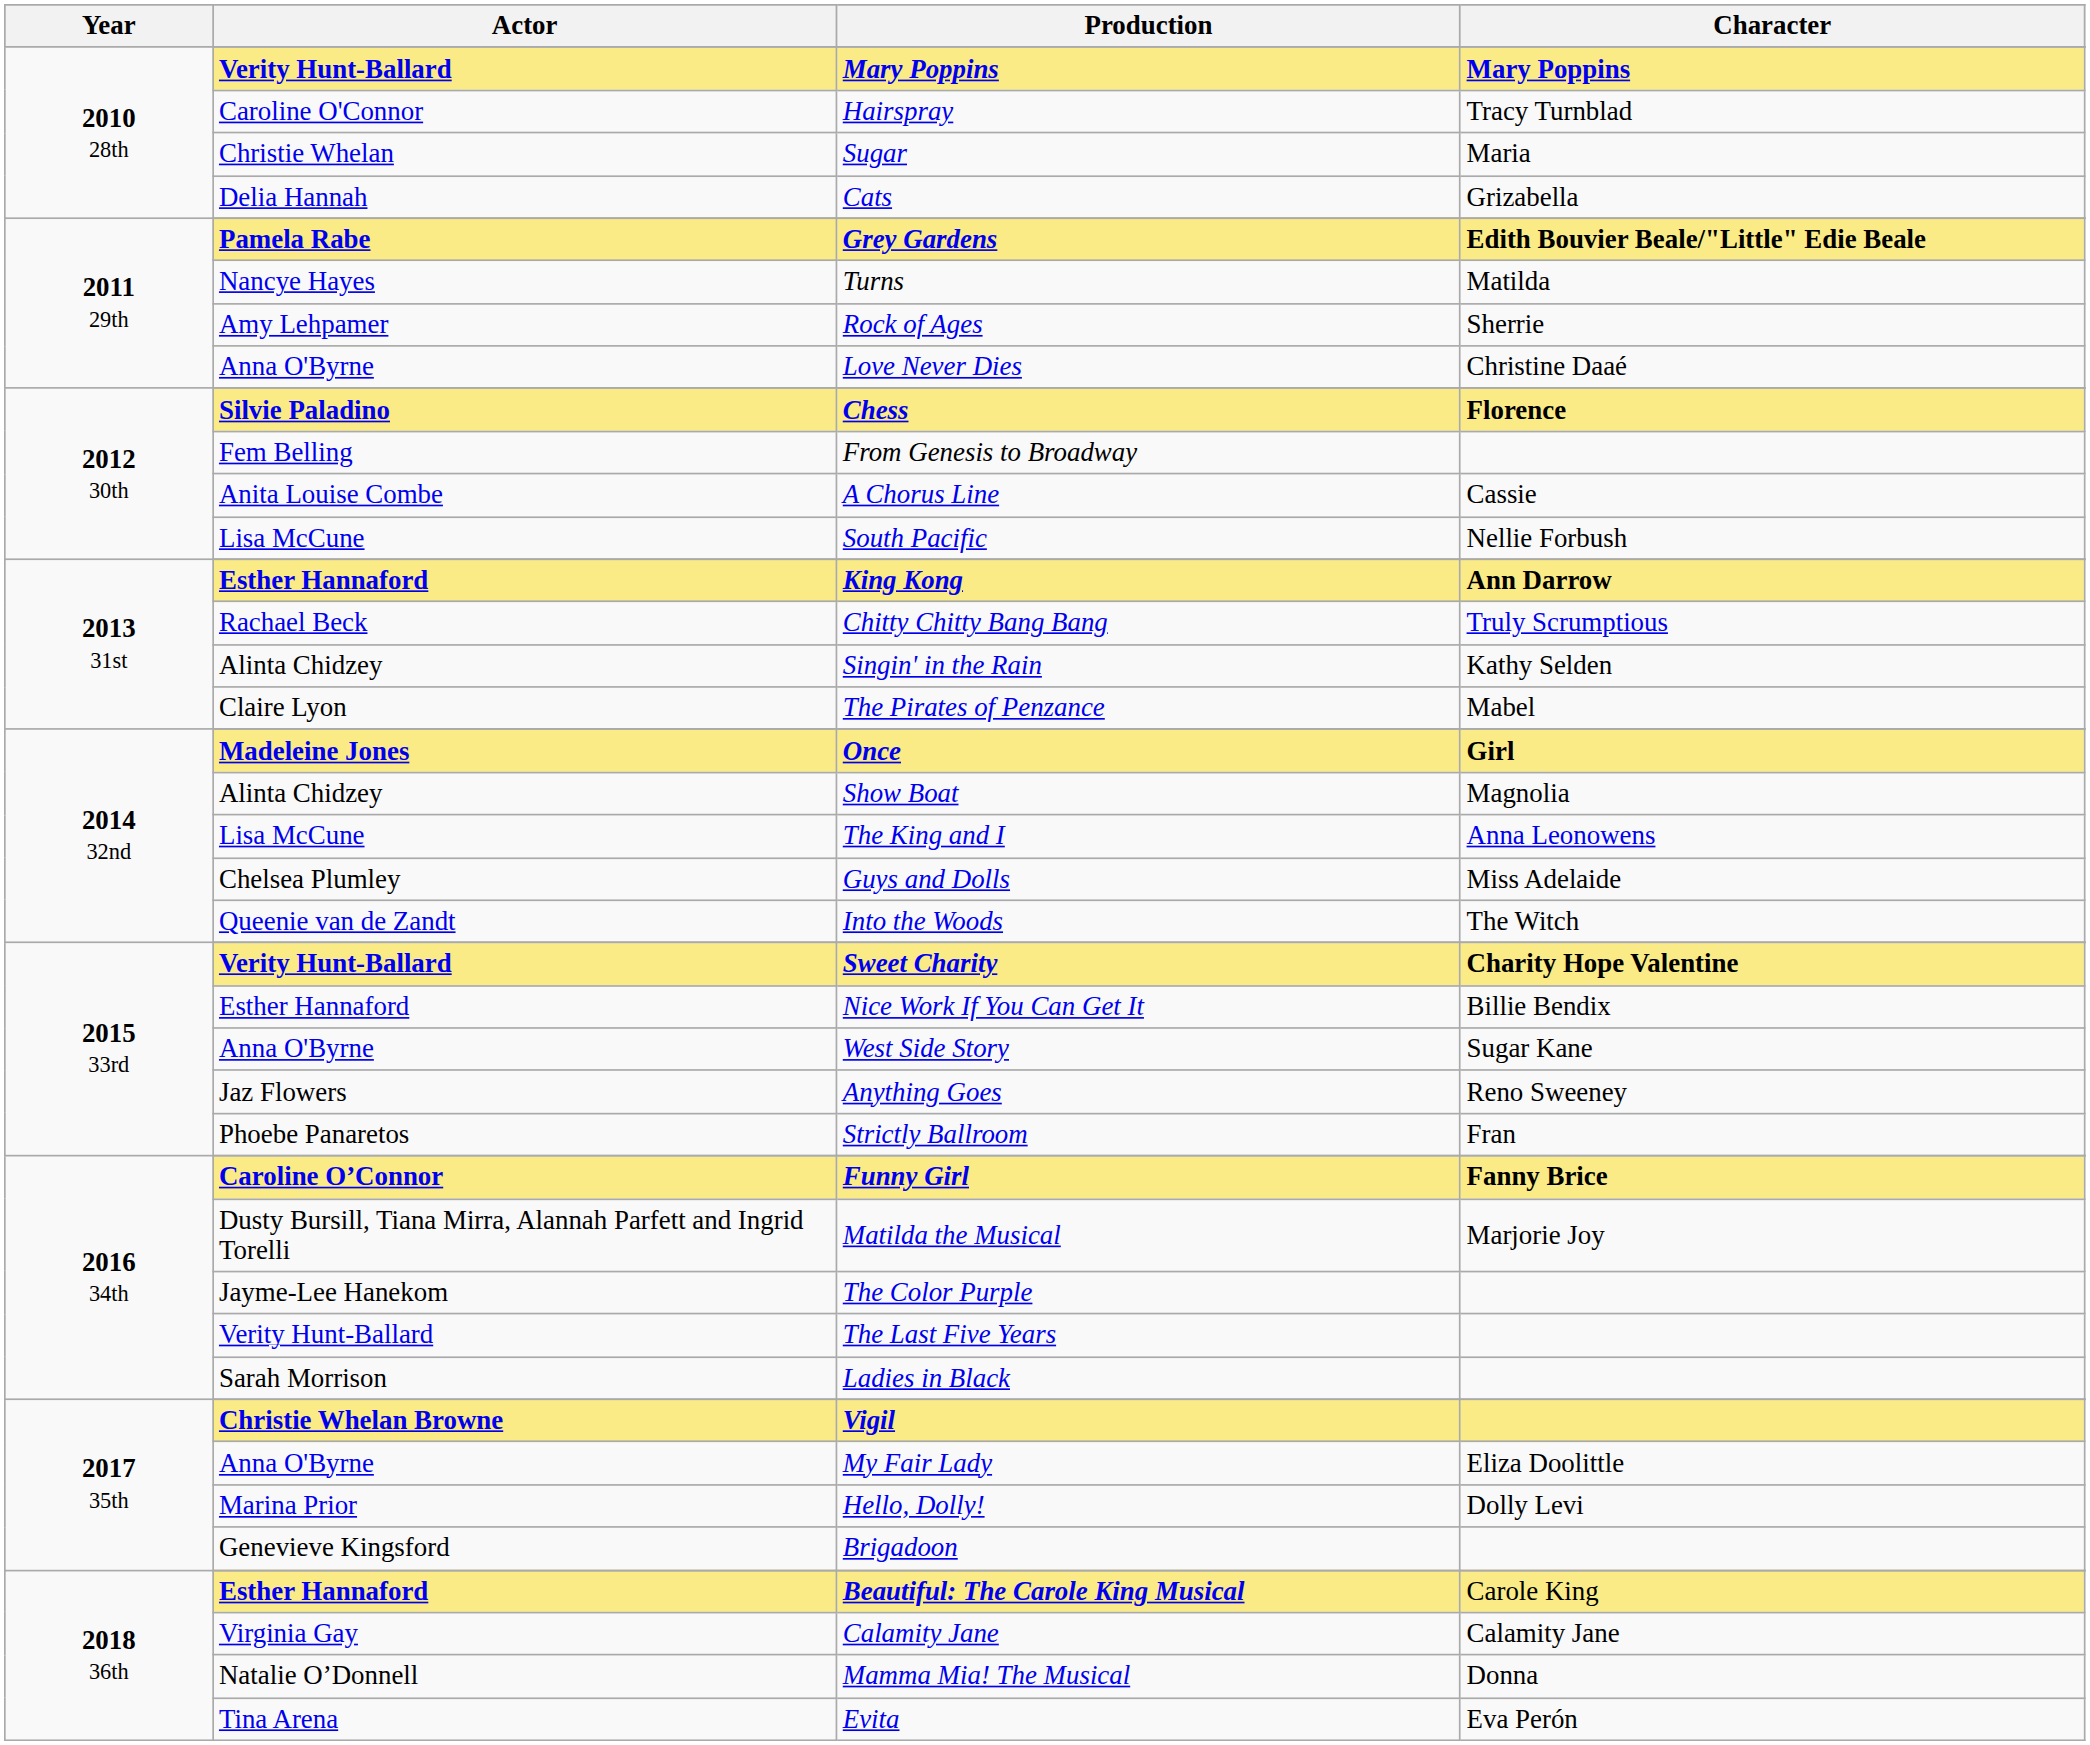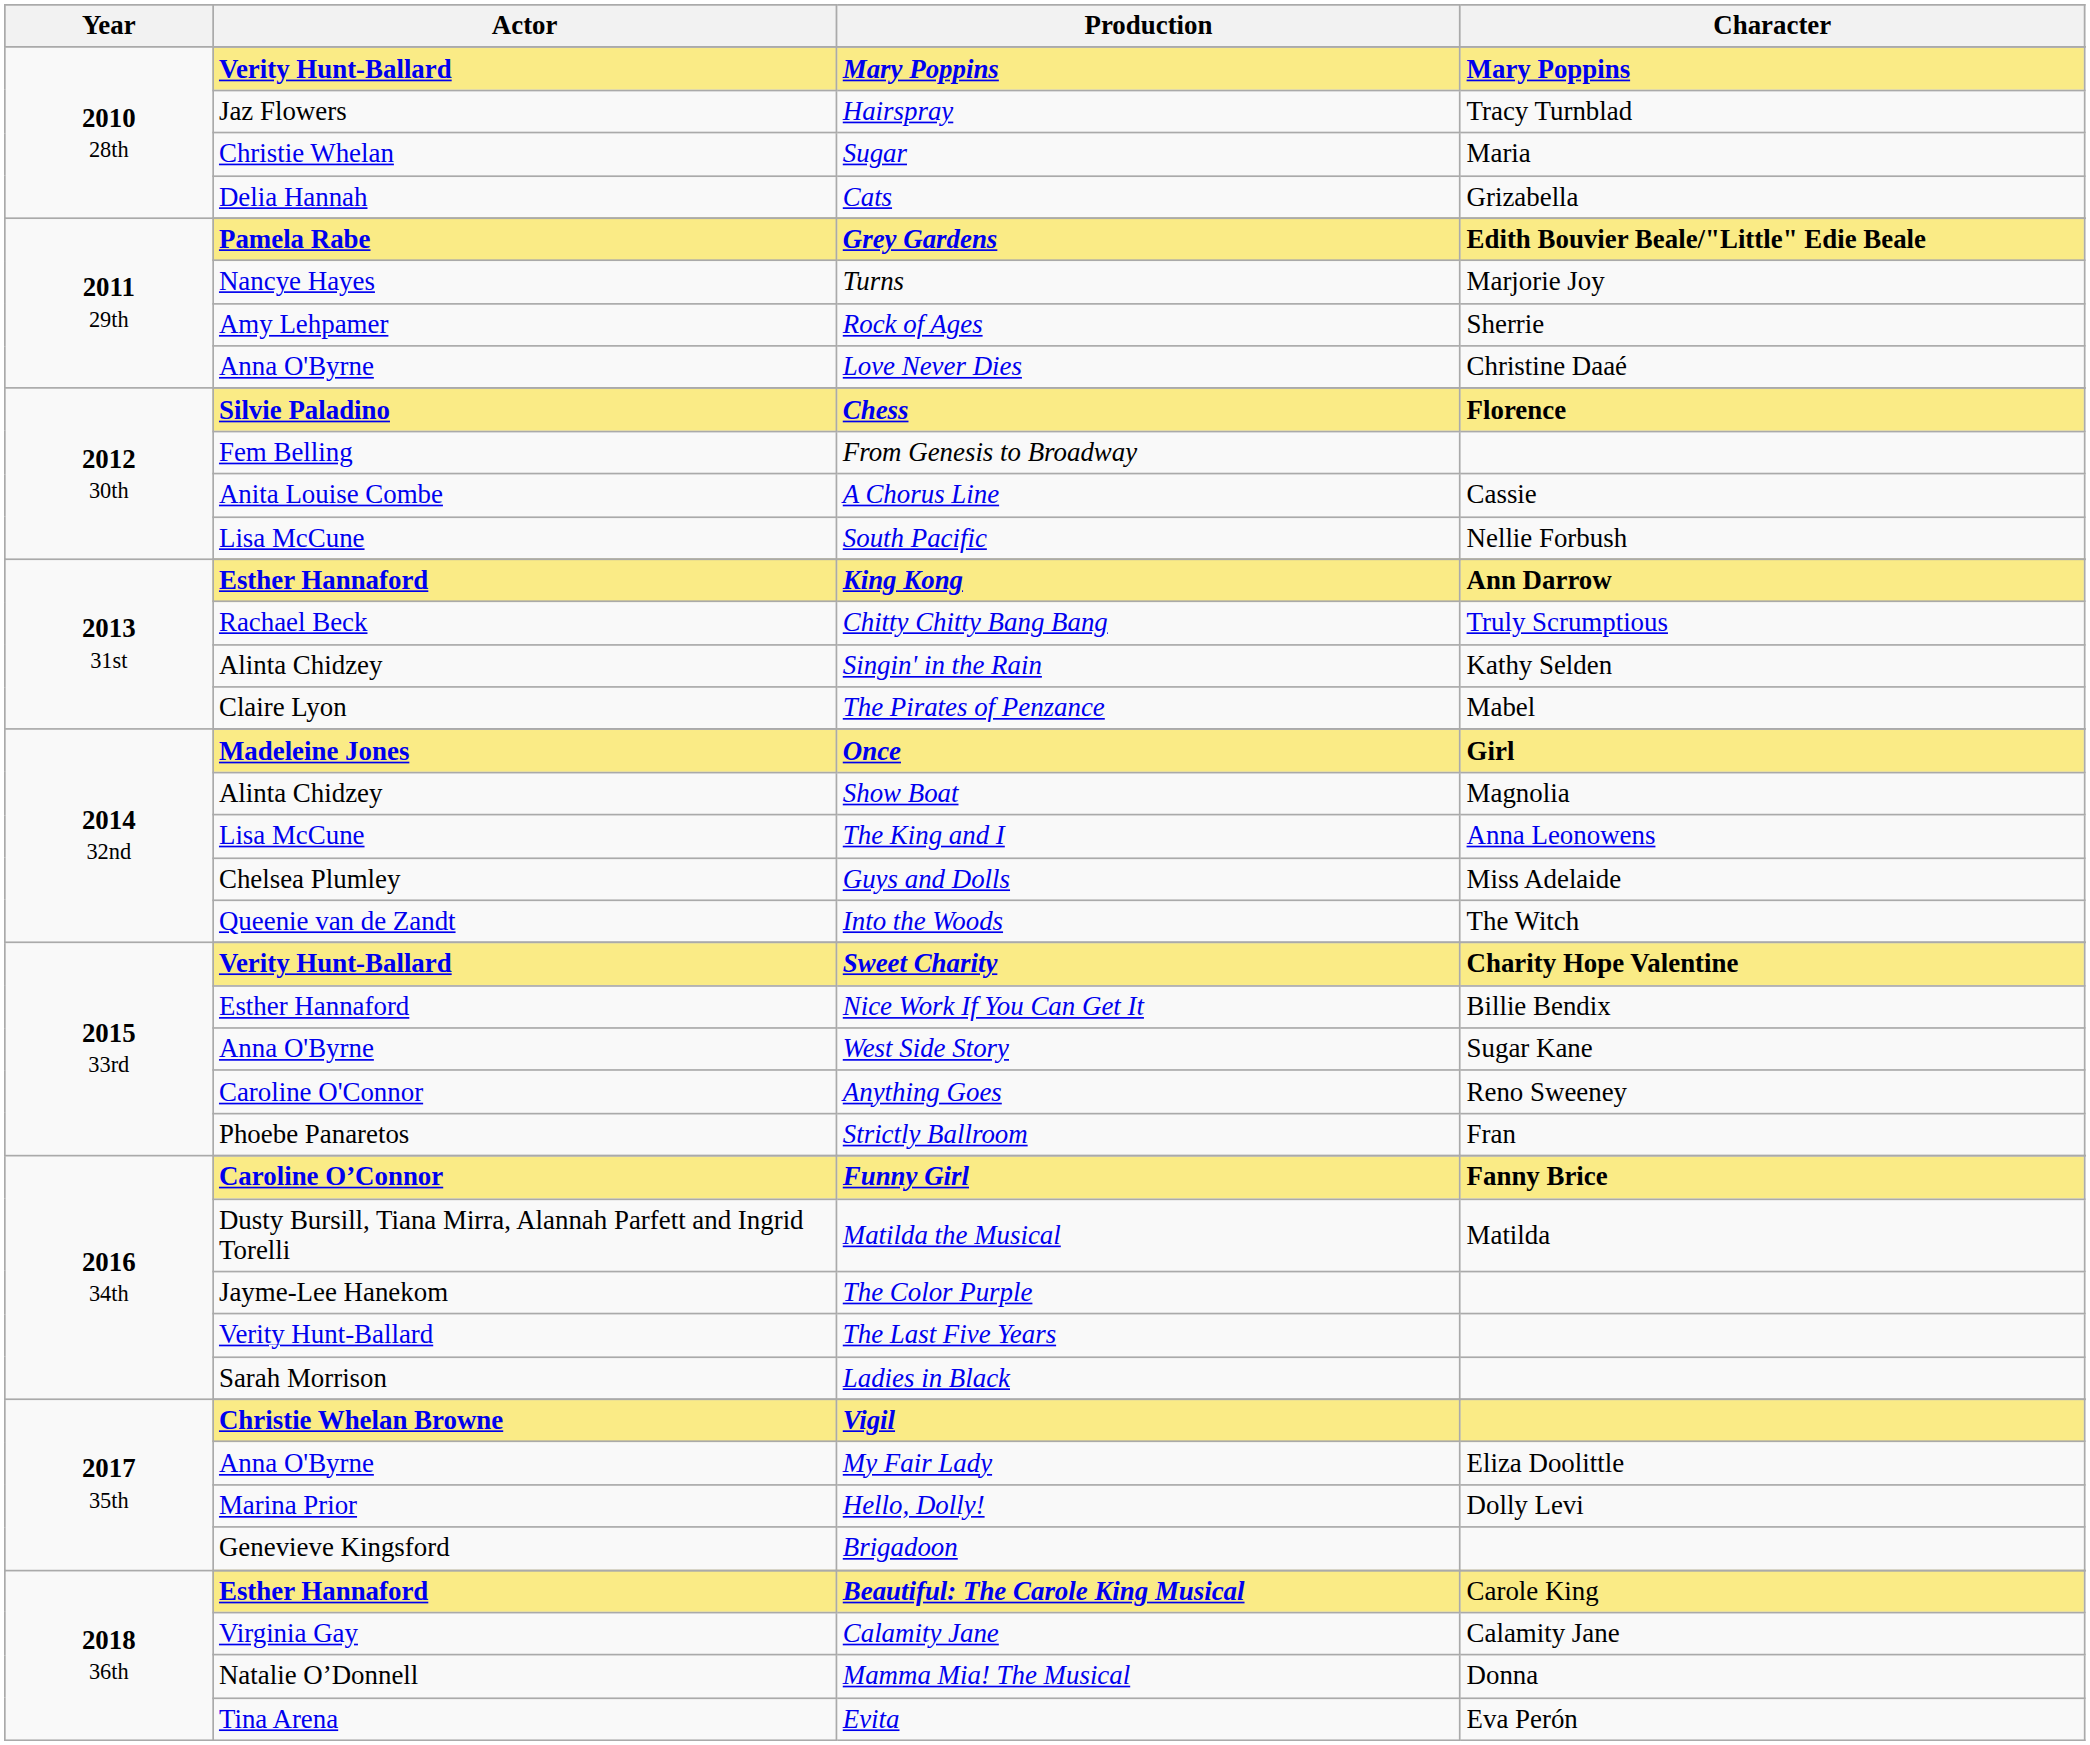(321, 111) Caroline O'Connor -> (283, 111) Jaz Flowers
(1508, 281) Matilda -> (1536, 281) Marjorie Joy
(283, 1091) Jaz Flowers -> (321, 1091) Caroline O'Connor
(1536, 1234) Marjorie Joy -> (1508, 1234) Matilda
